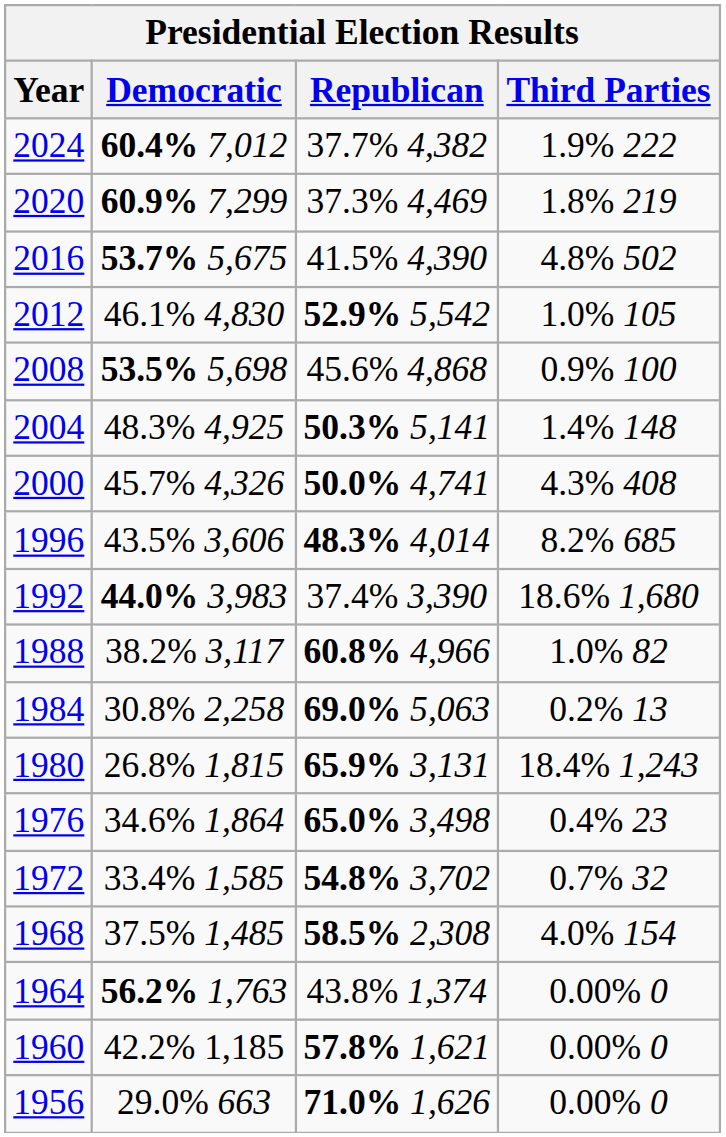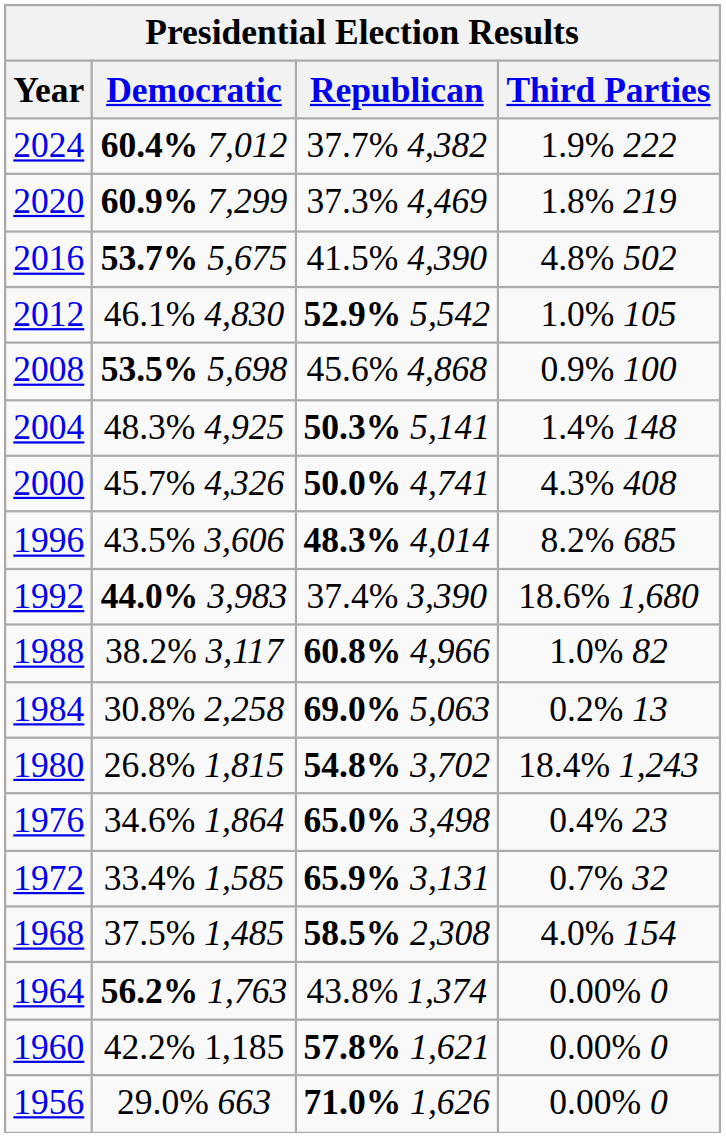(397, 764) 65.9% 3,131 -> (397, 764) 54.8% 3,702
(397, 877) 54.8% 3,702 -> (397, 877) 65.9% 3,131
